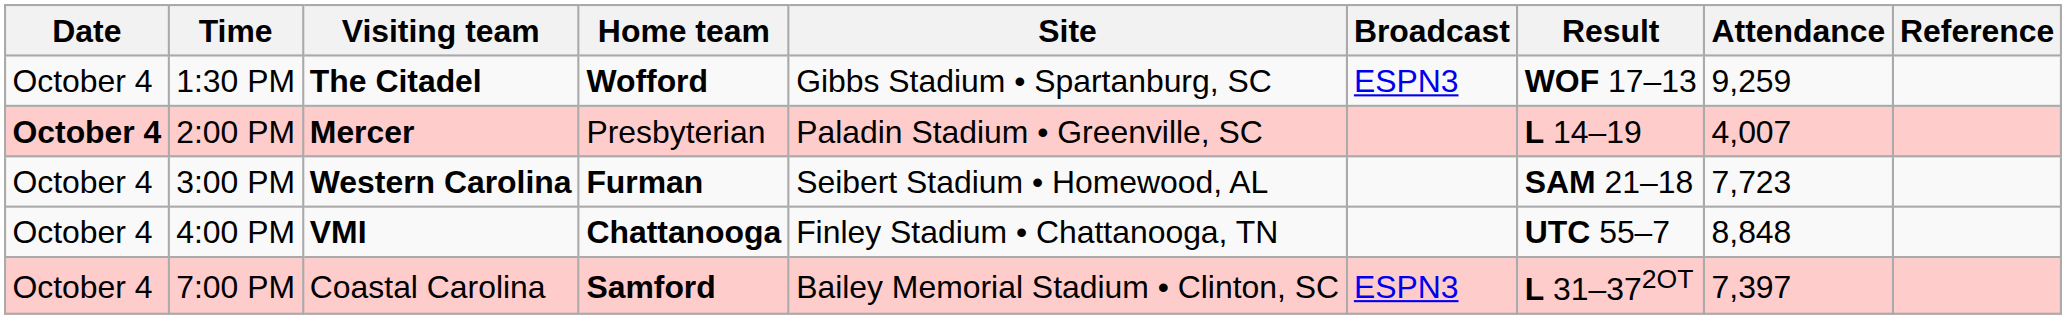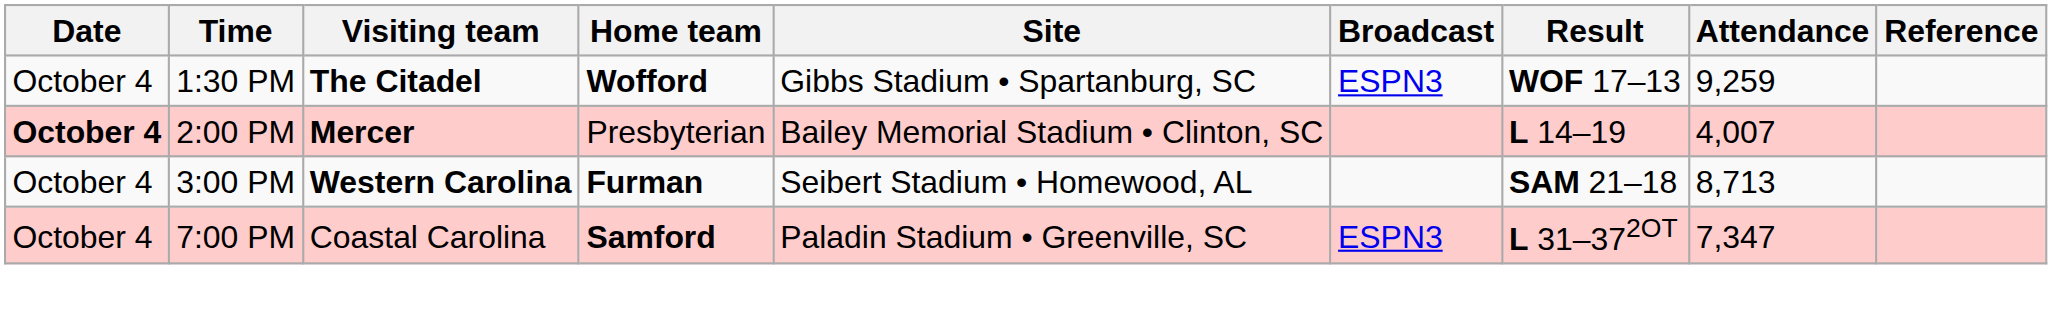(1030, 132) Paladin Stadium • Greenville, SC -> (1052, 132) Bailey Memorial Stadium • Clinton, SC
(1751, 182) 7,723 -> (1736, 182) 8,713
- row: (236, 233)
(1068, 286) Bailey Memorial Stadium • Clinton, SC -> (1014, 236) Paladin Stadium • Greenville, SC
(1751, 286) 7,397 -> (1736, 236) 7,347
